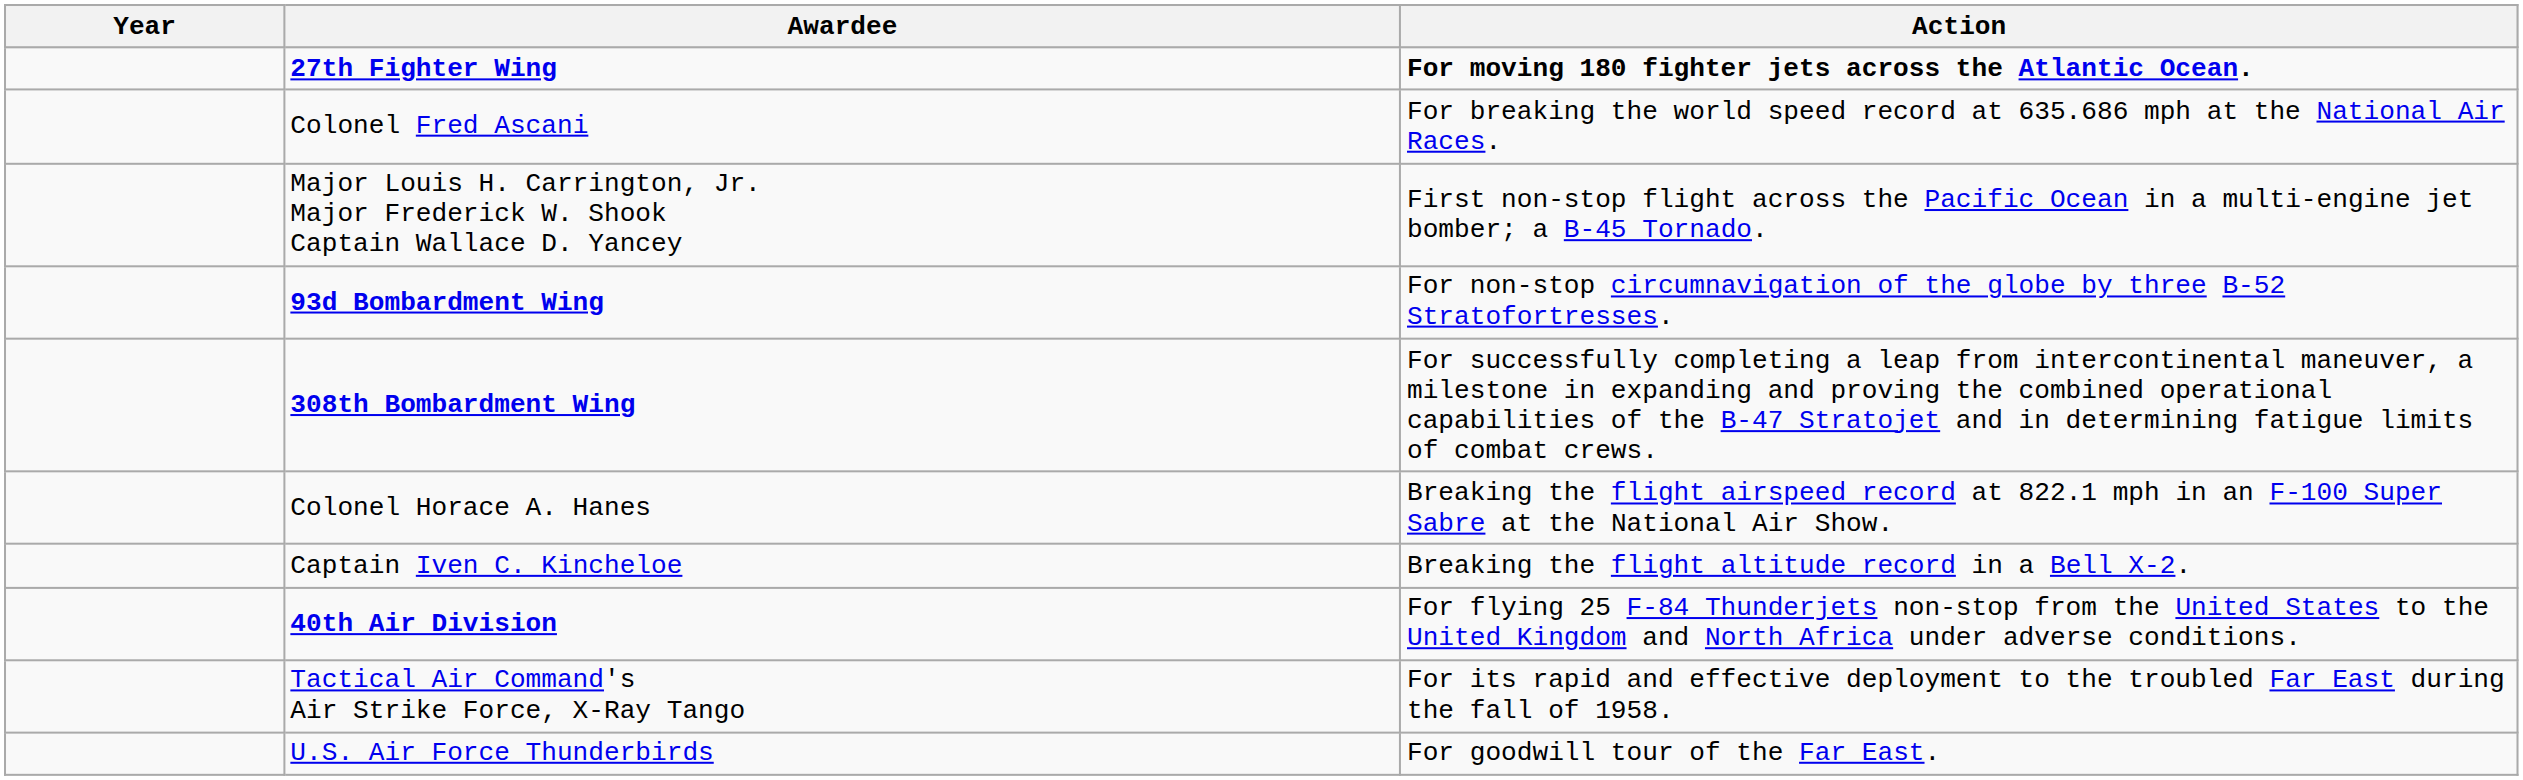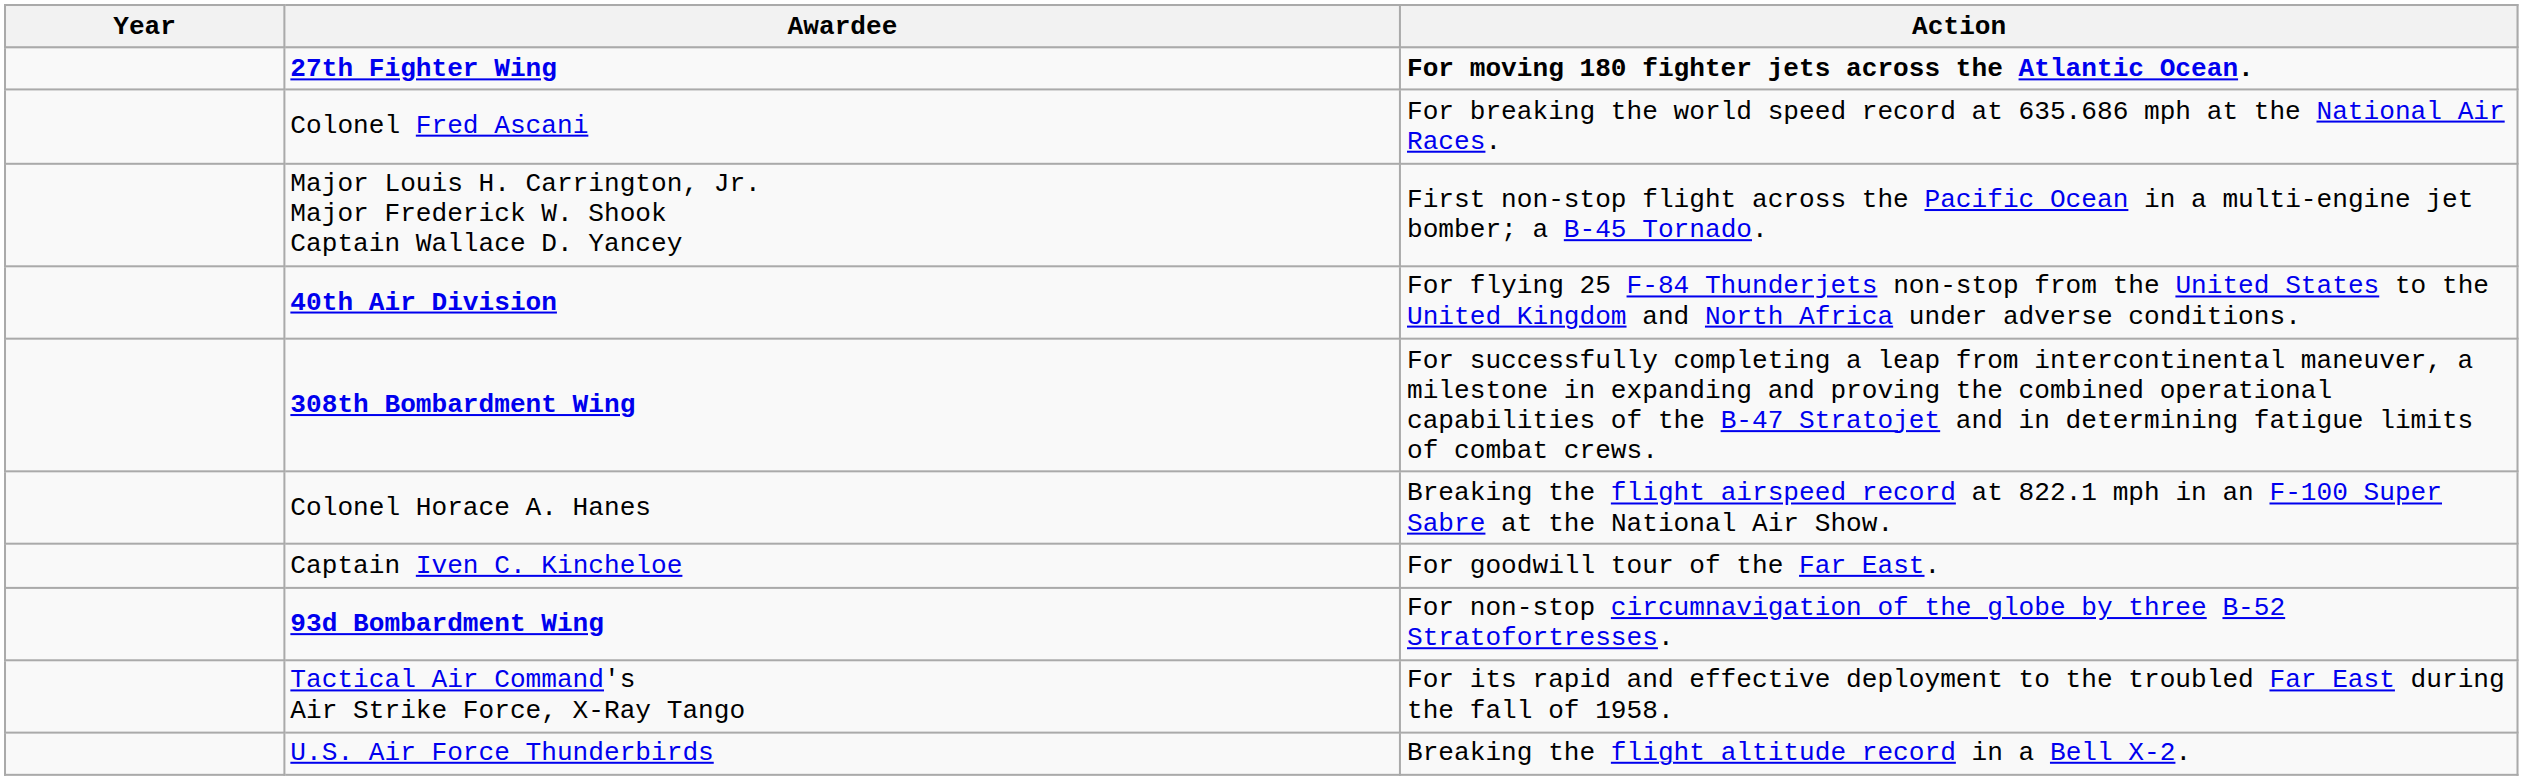rows swapped: (424, 623) <-> (447, 302)
(1799, 566) Breaking the flight altitude record in a Bell X-2. -> (1674, 566) For goodwill tour of the Far East.
(1674, 754) For goodwill tour of the Far East. -> (1799, 754) Breaking the flight altitude record in a Bell X-2.
